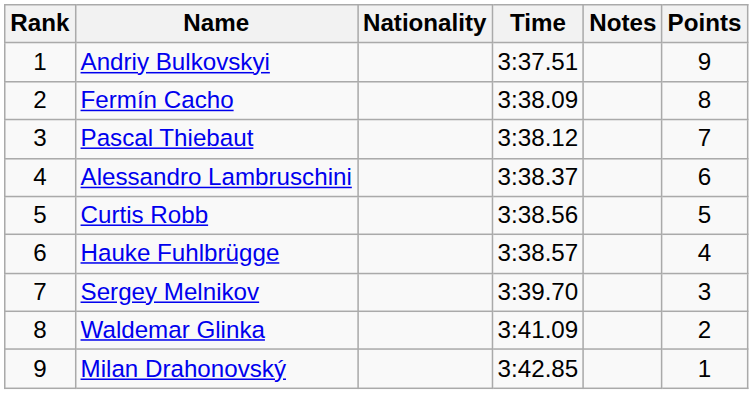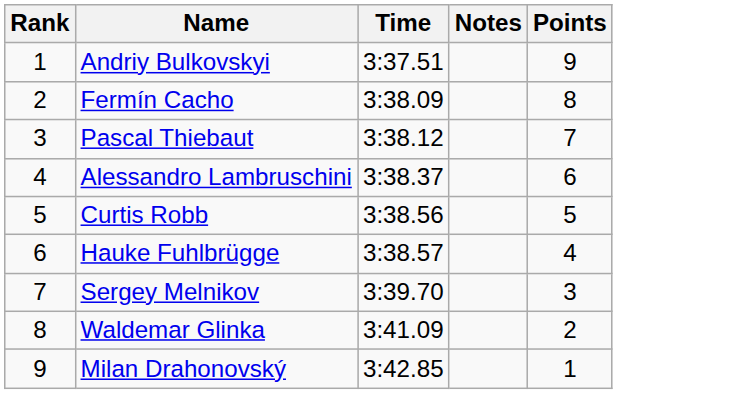- column: (425, 23)
